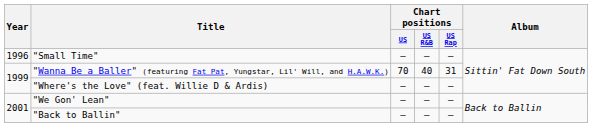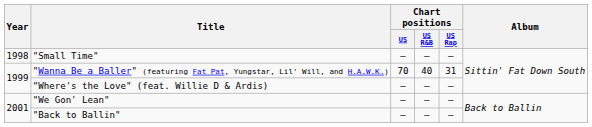(17, 56) 1996 -> (17, 56) 1998
